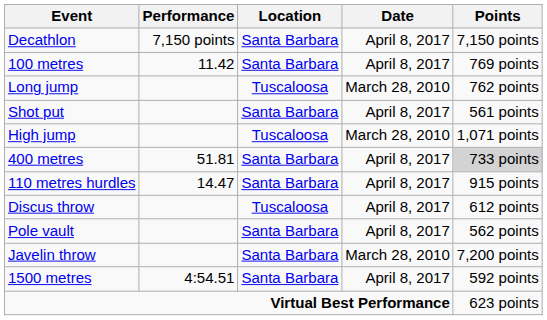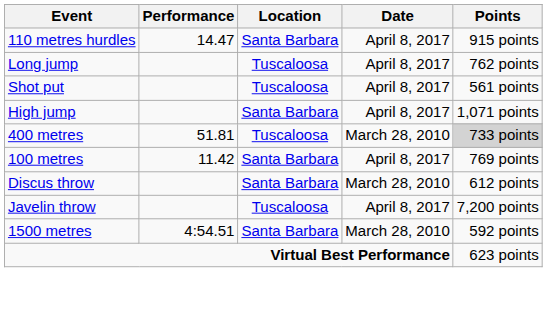- row: (42, 40)
rows swapped: (46, 64) <-> (72, 183)
(398, 87) March 28, 2010 -> (408, 64) April 8, 2017
(290, 111) Santa Barbara -> (290, 87) Tuscaloosa
(290, 135) Tuscaloosa -> (290, 111) Santa Barbara
(398, 135) March 28, 2010 -> (408, 111) April 8, 2017
(290, 159) Santa Barbara -> (290, 135) Tuscaloosa
(408, 159) April 8, 2017 -> (398, 135) March 28, 2010
(290, 207) Tuscaloosa -> (290, 183) Santa Barbara
(408, 207) April 8, 2017 -> (398, 183) March 28, 2010
- row: (41, 231)
(290, 254) Santa Barbara -> (290, 207) Tuscaloosa
(398, 254) March 28, 2010 -> (408, 207) April 8, 2017
(408, 278) April 8, 2017 -> (398, 231) March 28, 2010
